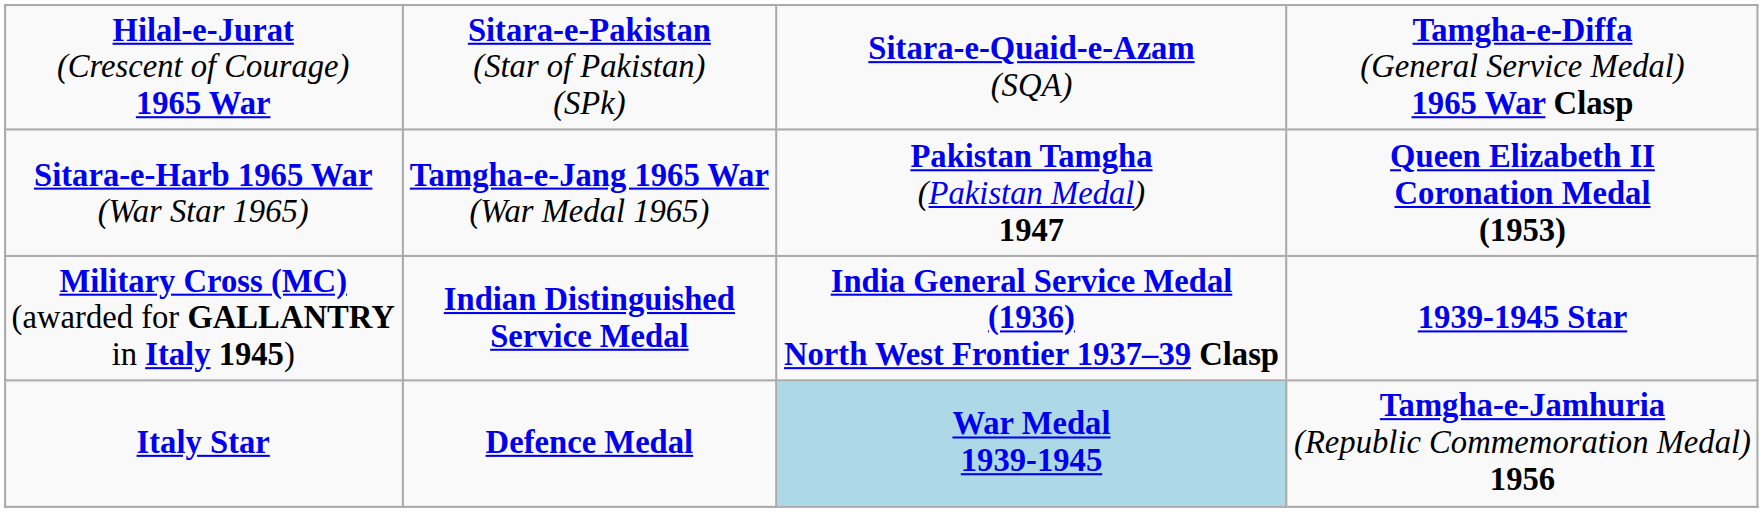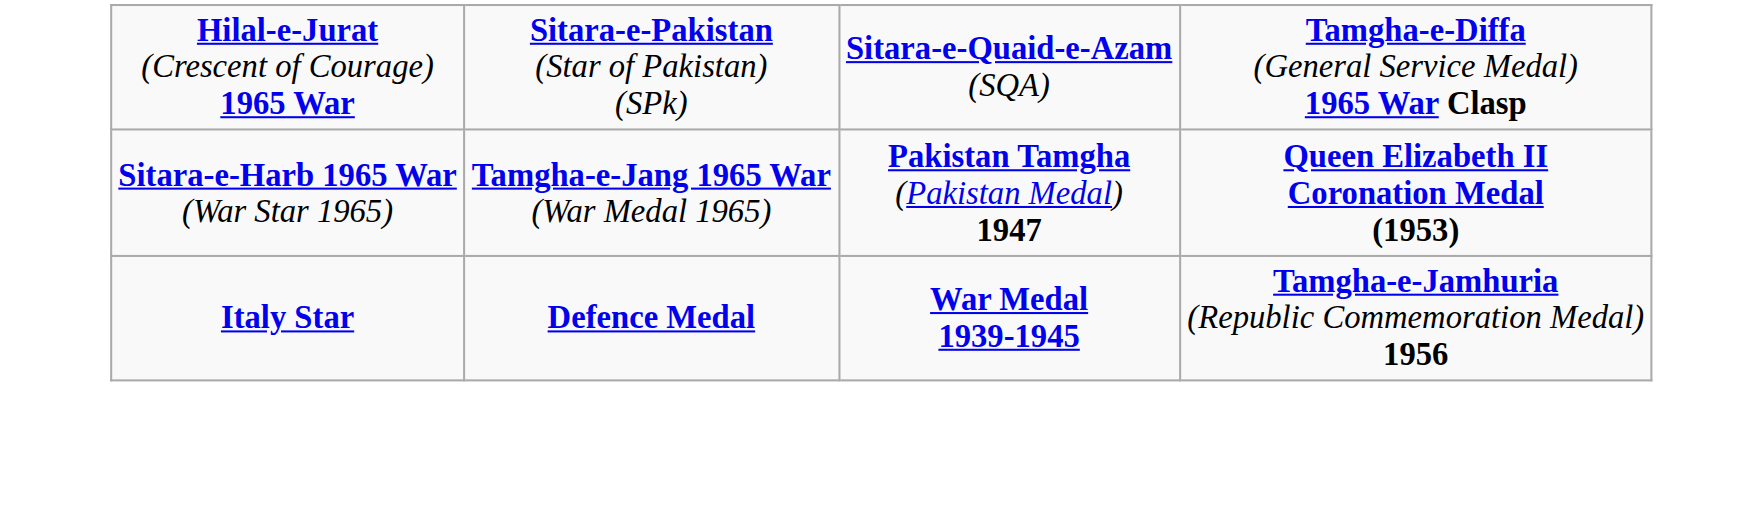- row: (203, 317)
(1031, 442) lightblue background -> (1009, 317) no background
